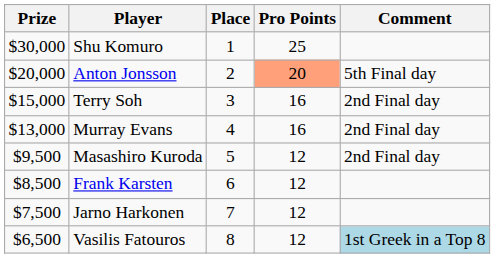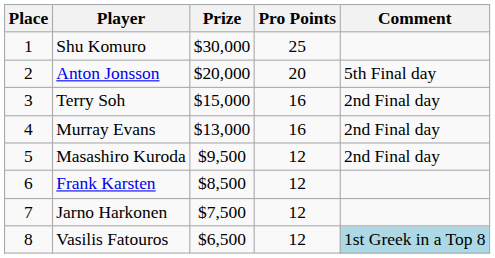columns swapped: (230, 18) <-> (37, 18)
(297, 73) lightsalmon background -> (297, 73) no background
